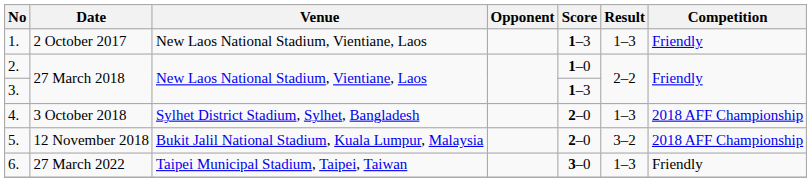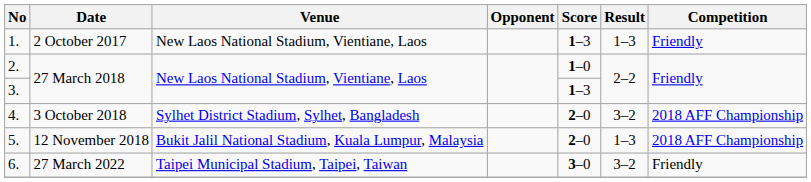(625, 115) 1–3 -> (625, 115) 3–2
(625, 139) 3–2 -> (625, 139) 1–3
(625, 164) 1–3 -> (625, 164) 3–2
